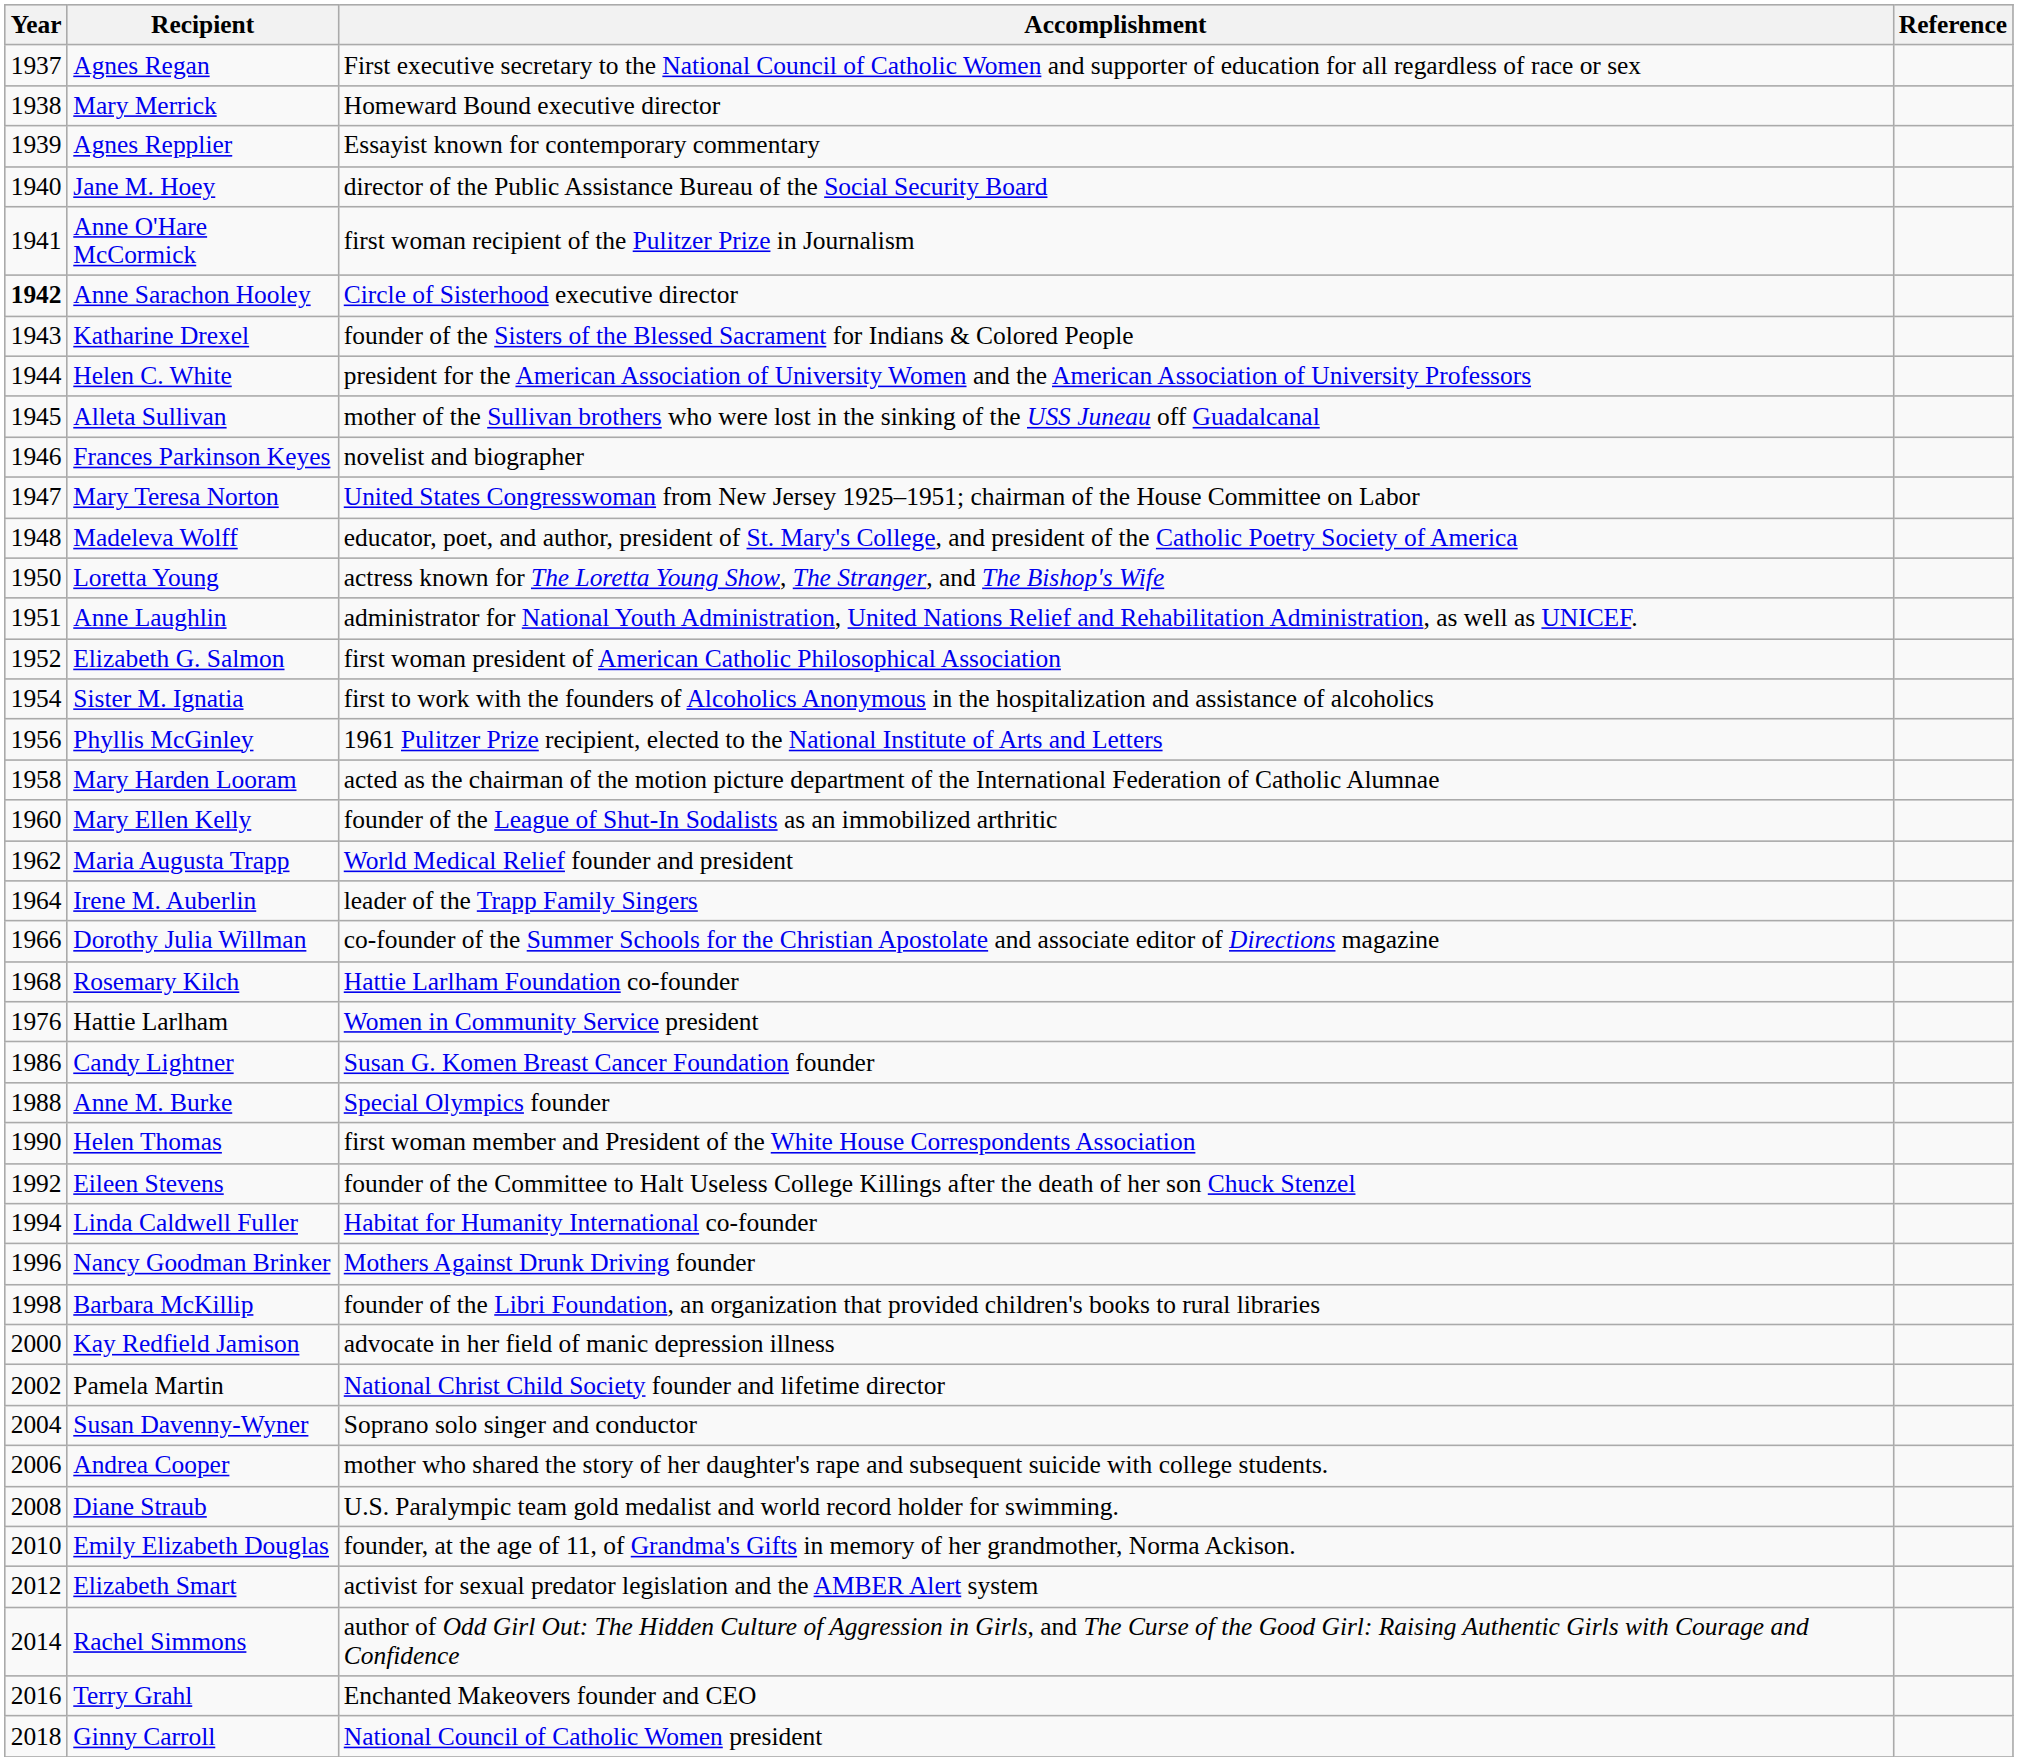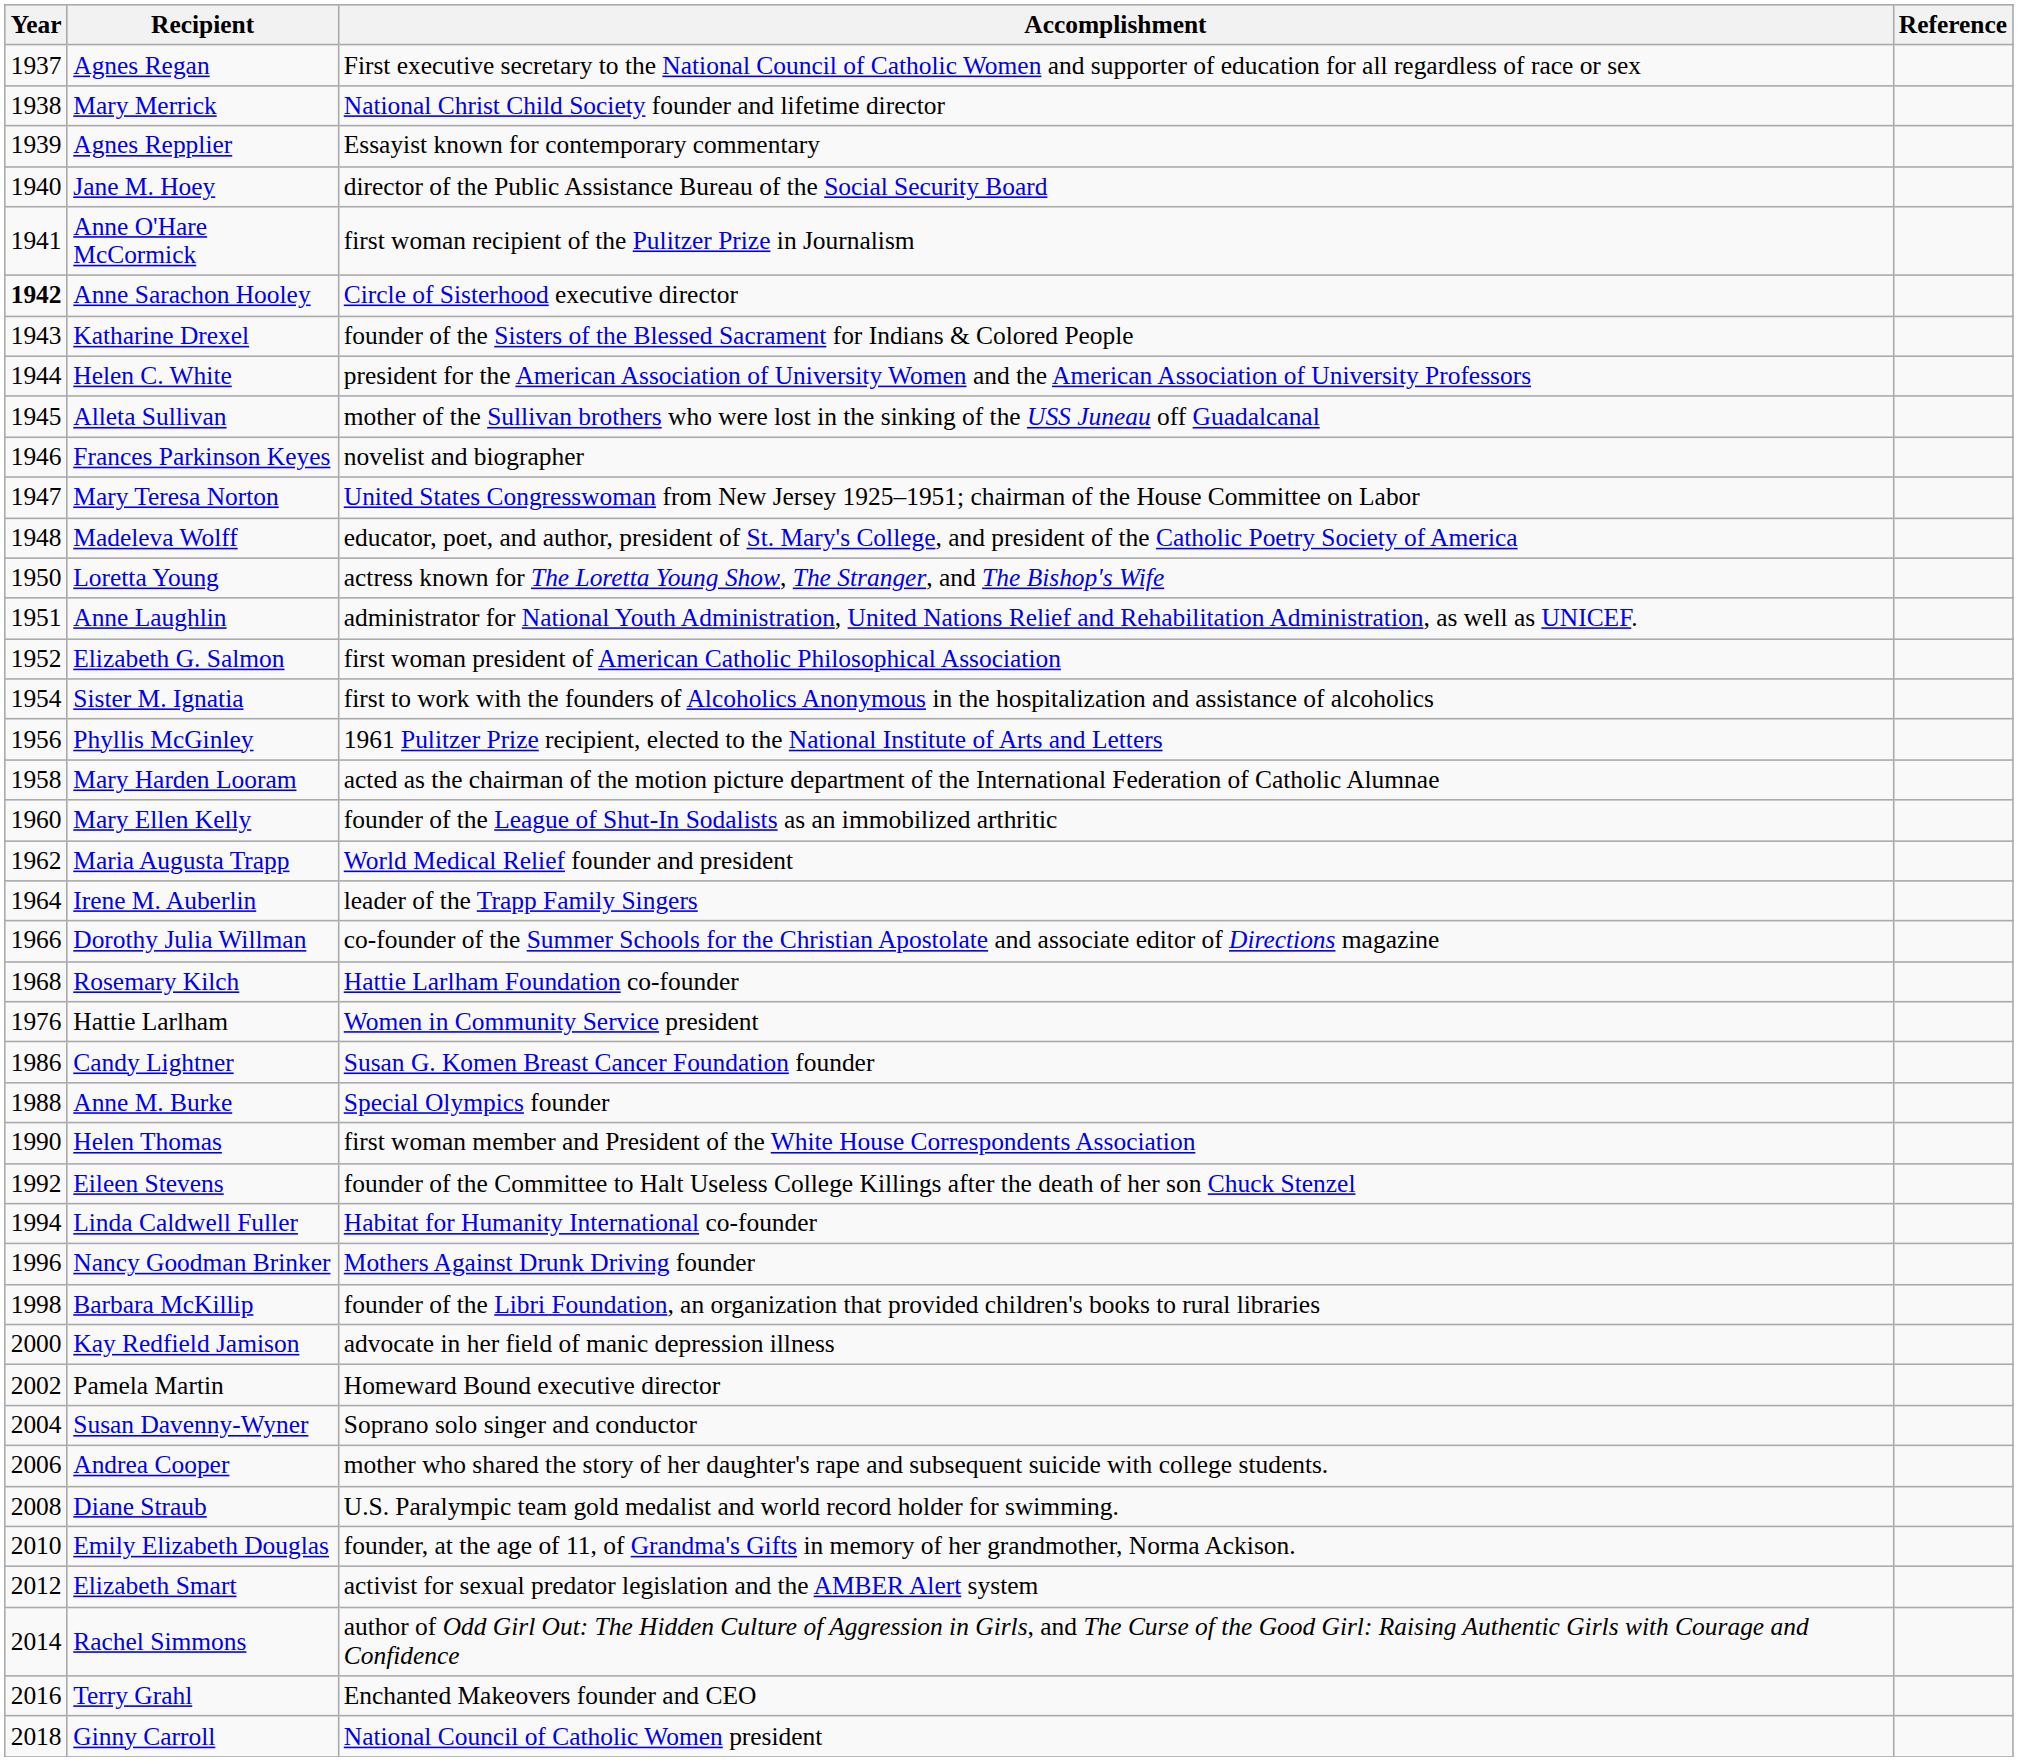(532, 105) Homeward Bound executive director -> (644, 105) National Christ Child Society founder and lifetime director
(644, 1384) National Christ Child Society founder and lifetime director -> (532, 1384) Homeward Bound executive director
